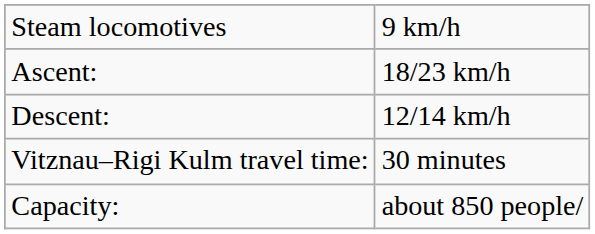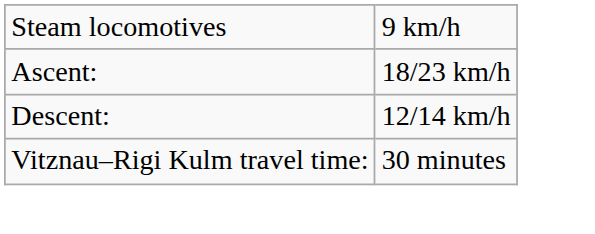- row: (65, 205)
